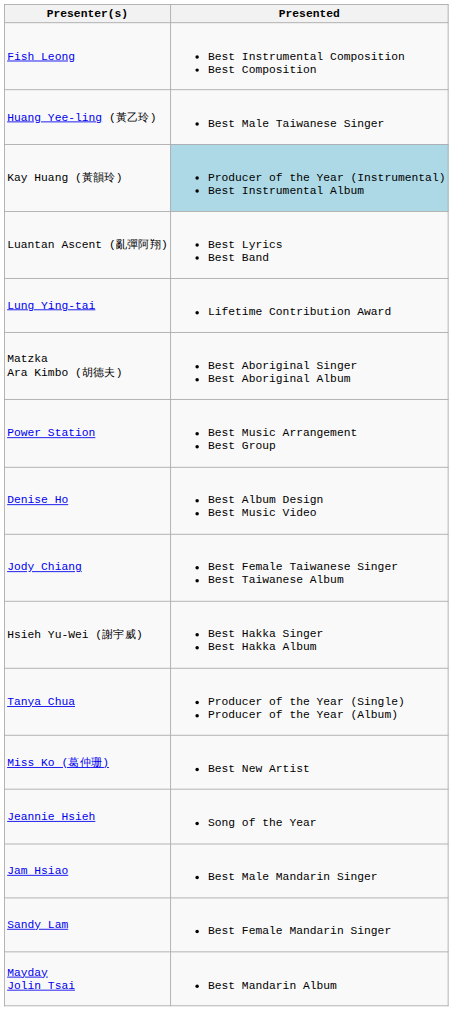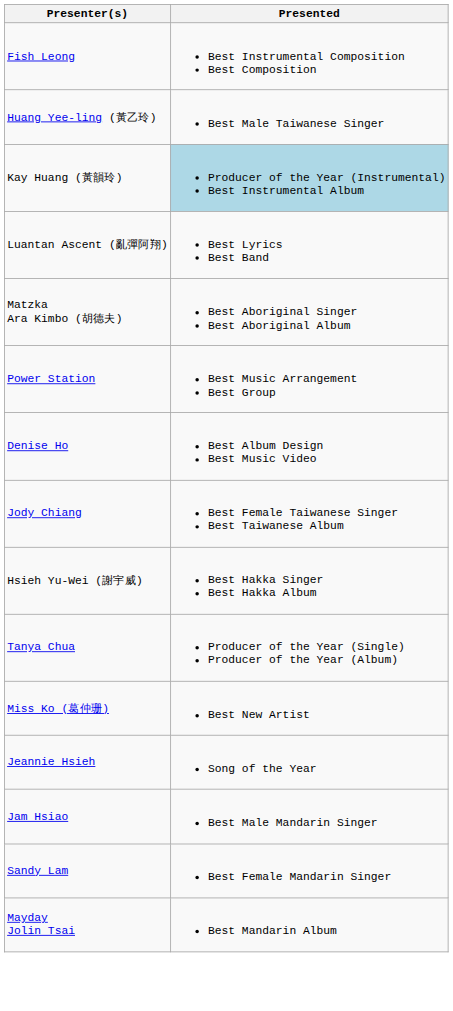- row: (51, 305)
